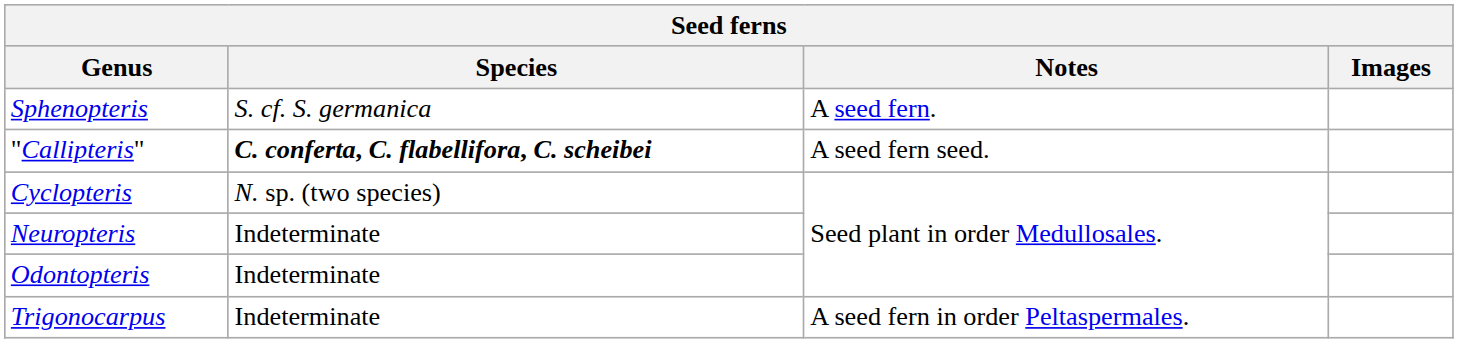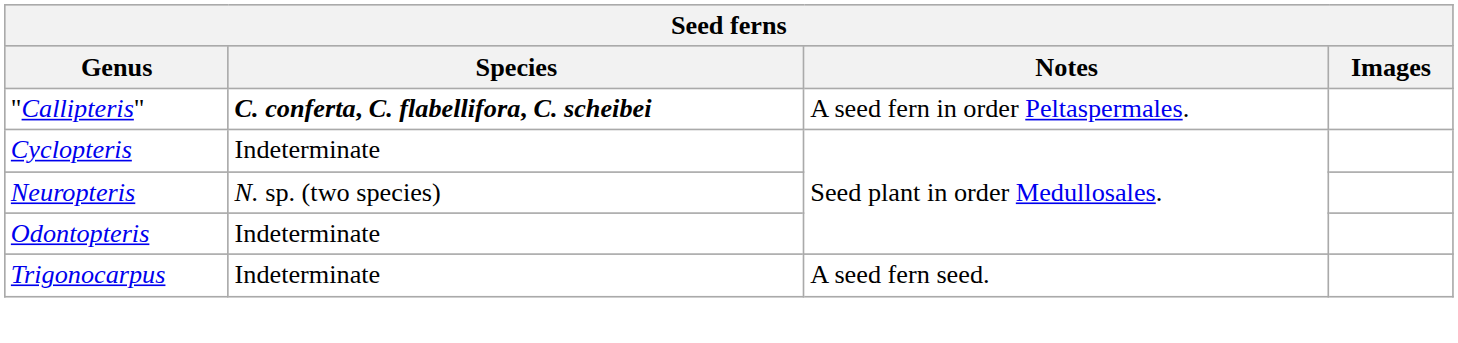- row: (79, 108)
(900, 150) A seed fern seed. -> (1000, 108) A seed fern in order Peltaspermales.
(338, 191) N. sp. (two species) -> (307, 150) Indeterminate
(307, 233) Indeterminate -> (338, 191) N. sp. (two species)
(1000, 316) A seed fern in order Peltaspermales. -> (900, 274) A seed fern seed.
